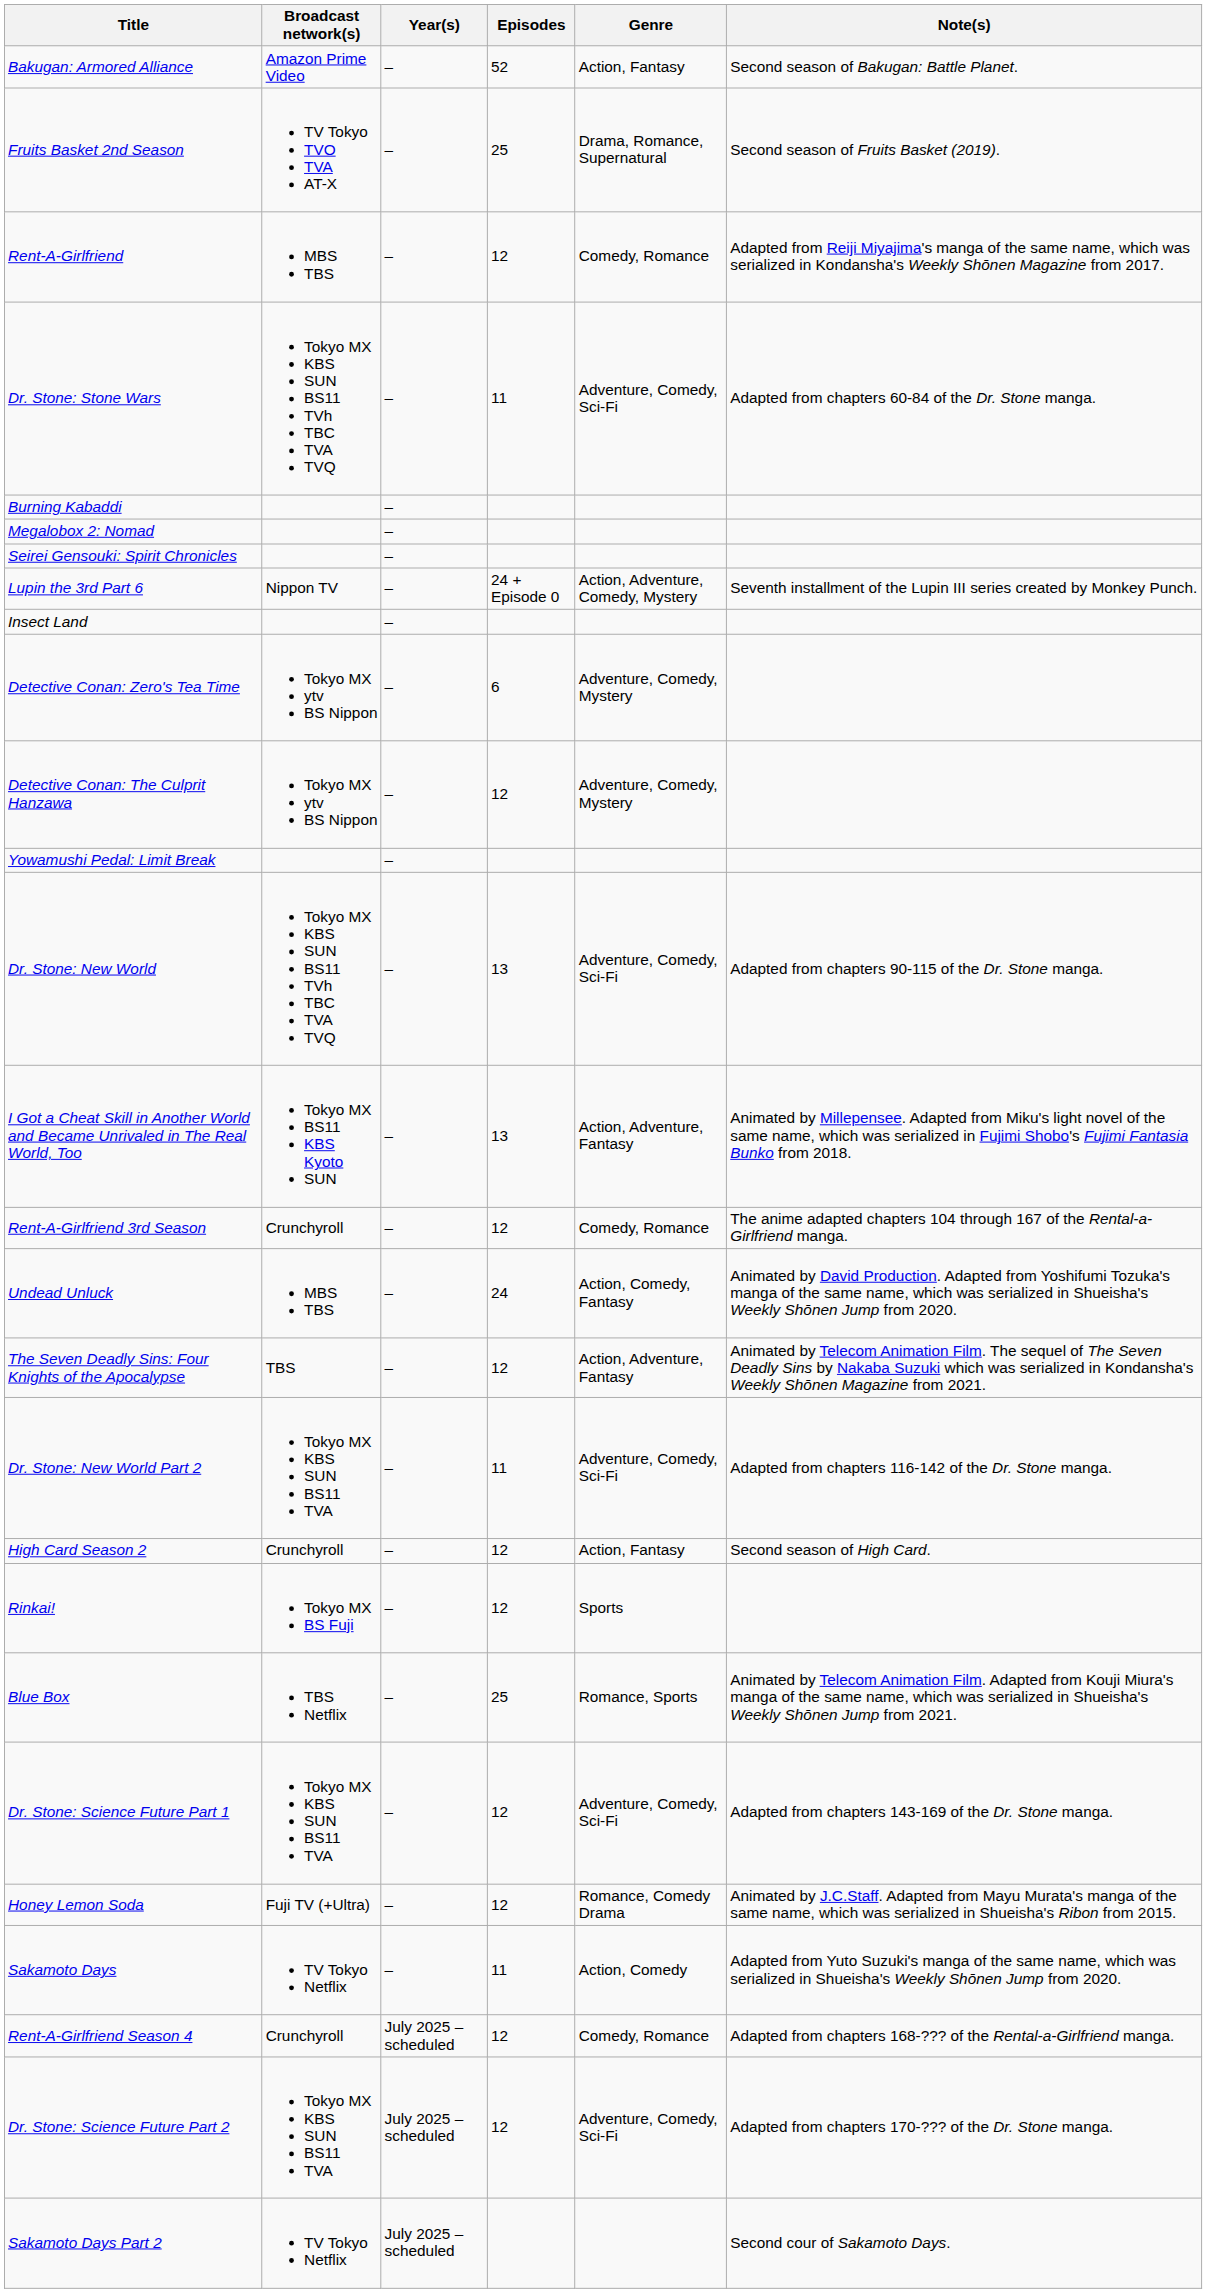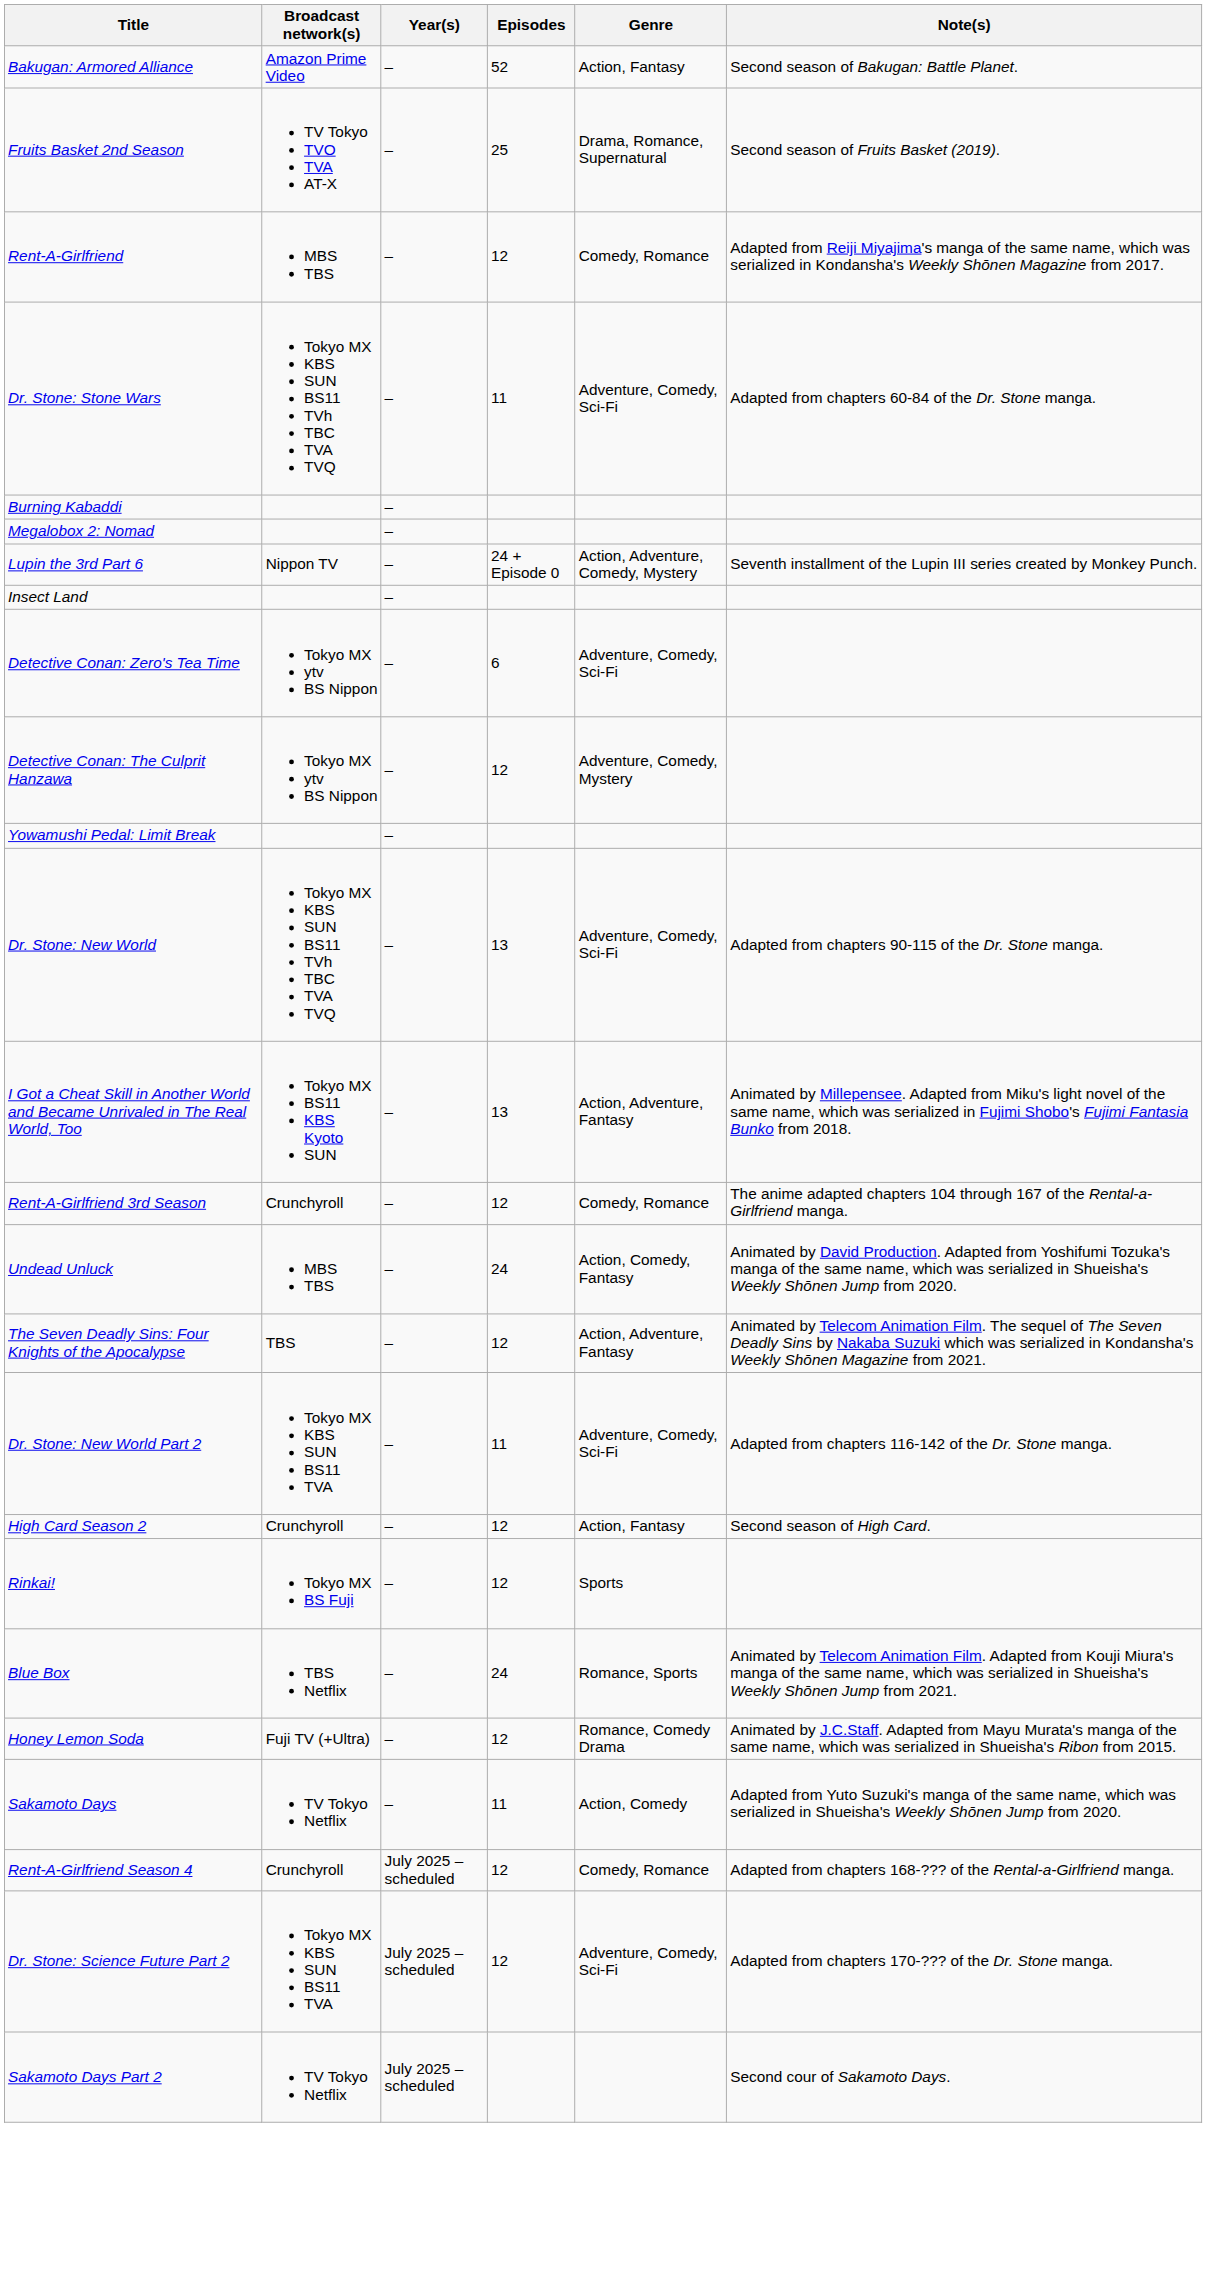- row: (122, 555)
(648, 687) Adventure, Comedy, Mystery -> (648, 663) Adventure, Comedy, Sci-Fi
(500, 1697) 25 -> (500, 1673) 24
- row: (119, 1813)
